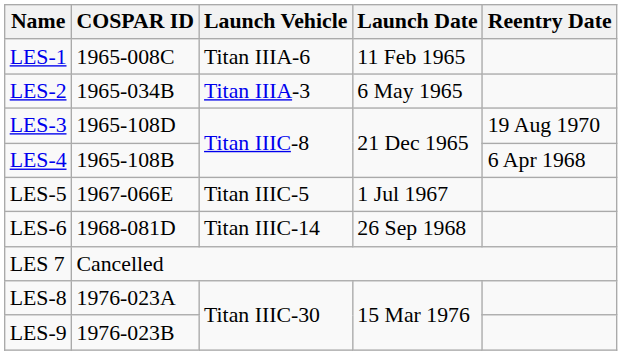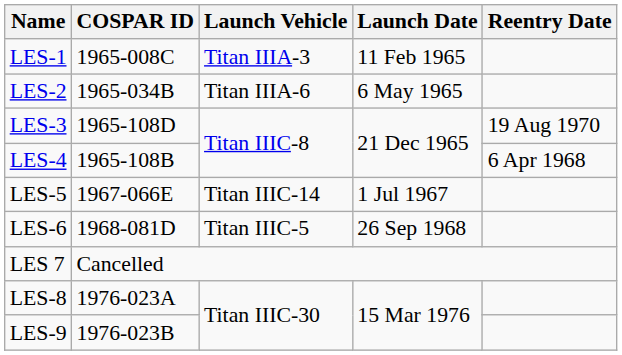(257, 56) Titan IIIA-6 -> (257, 56) Titan IIIA-3
(257, 90) Titan IIIA-3 -> (257, 90) Titan IIIA-6
(257, 194) Titan IIIC-5 -> (262, 194) Titan IIIC-14
(262, 228) Titan IIIC-14 -> (257, 228) Titan IIIC-5
